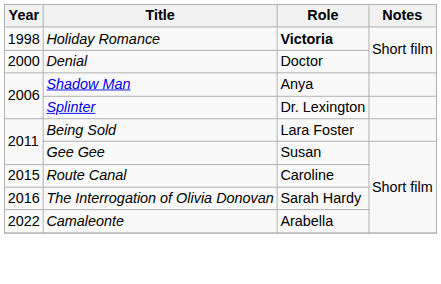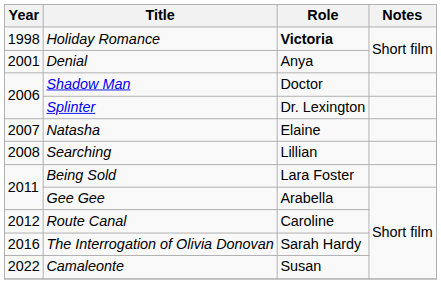(24, 61) 2000 -> (24, 61) 2001
(302, 61) Doctor -> (297, 61) Anya
(297, 84) Anya -> (302, 84) Doctor
+ row: (73, 130)
+ row: (79, 152)
(301, 152) Susan -> (307, 198) Arabella
(24, 175) 2015 -> (24, 221) 2012
(307, 221) Arabella -> (301, 267) Susan
